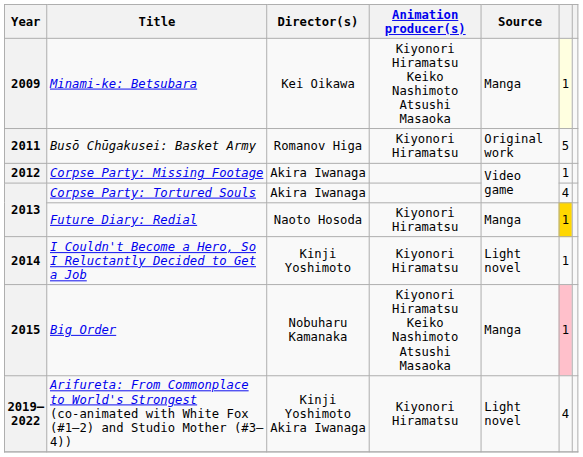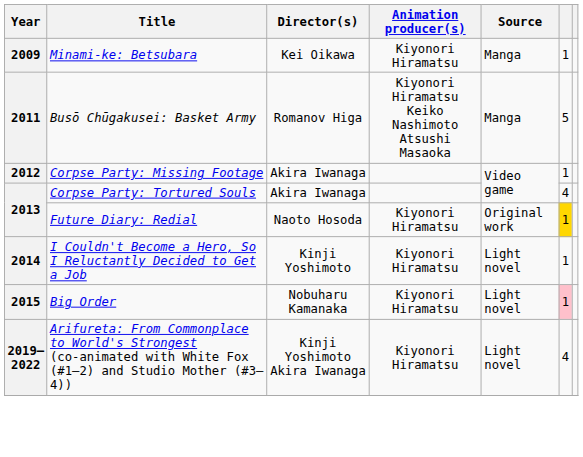(425, 84) Kiyonori Hiramatsu Keiko Nashimoto Atsushi Masaoka -> (425, 55) Kiyonori Hiramatsu
(565, 84) lightyellow background -> (565, 55) no background
(425, 146) Kiyonori Hiramatsu -> (425, 118) Kiyonori Hiramatsu Keiko Nashimoto Atsushi Masaoka
(514, 146) Original work -> (503, 118) Manga
(503, 220) Manga -> (514, 220) Original work
(425, 330) Kiyonori Hiramatsu Keiko Nashimoto Atsushi Masaoka -> (425, 302) Kiyonori Hiramatsu
(503, 330) Manga -> (503, 302) Light novel
